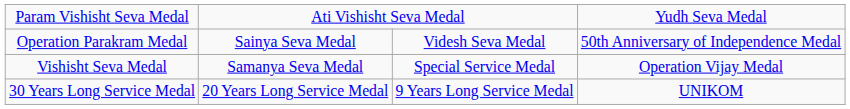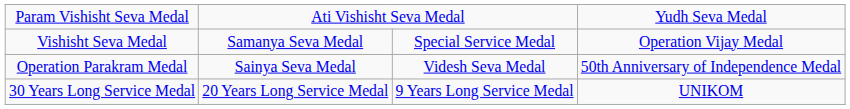rows swapped: (102, 66) <-> (102, 41)
